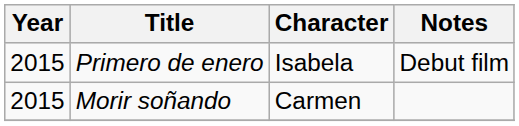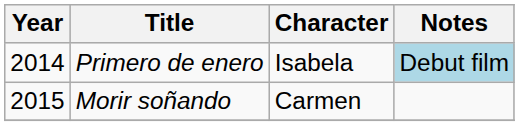(37, 62) 2015 -> (37, 62) 2014
(454, 62) no background -> (454, 62) lightblue background
